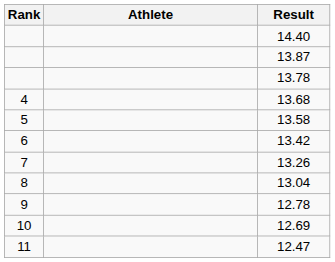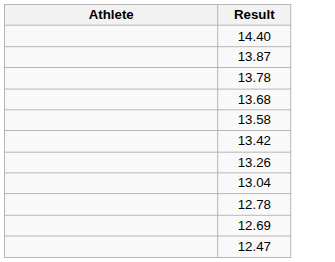- column: (24, 15)
